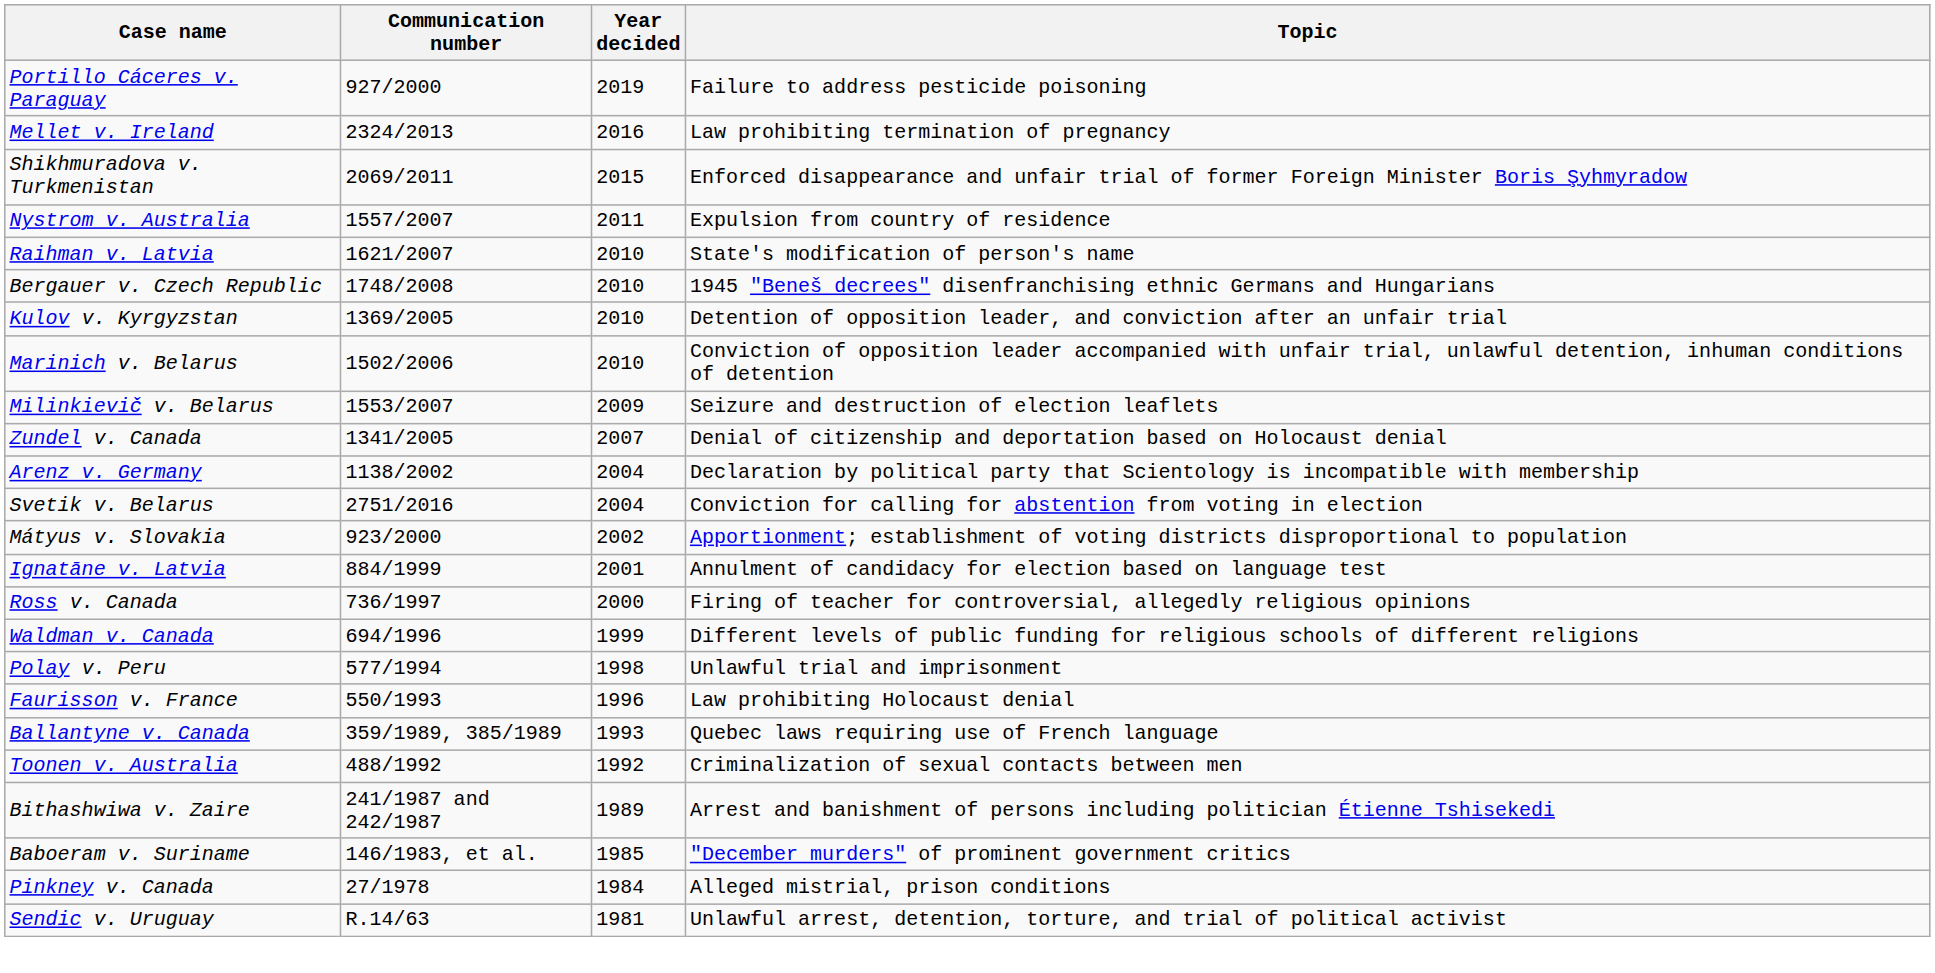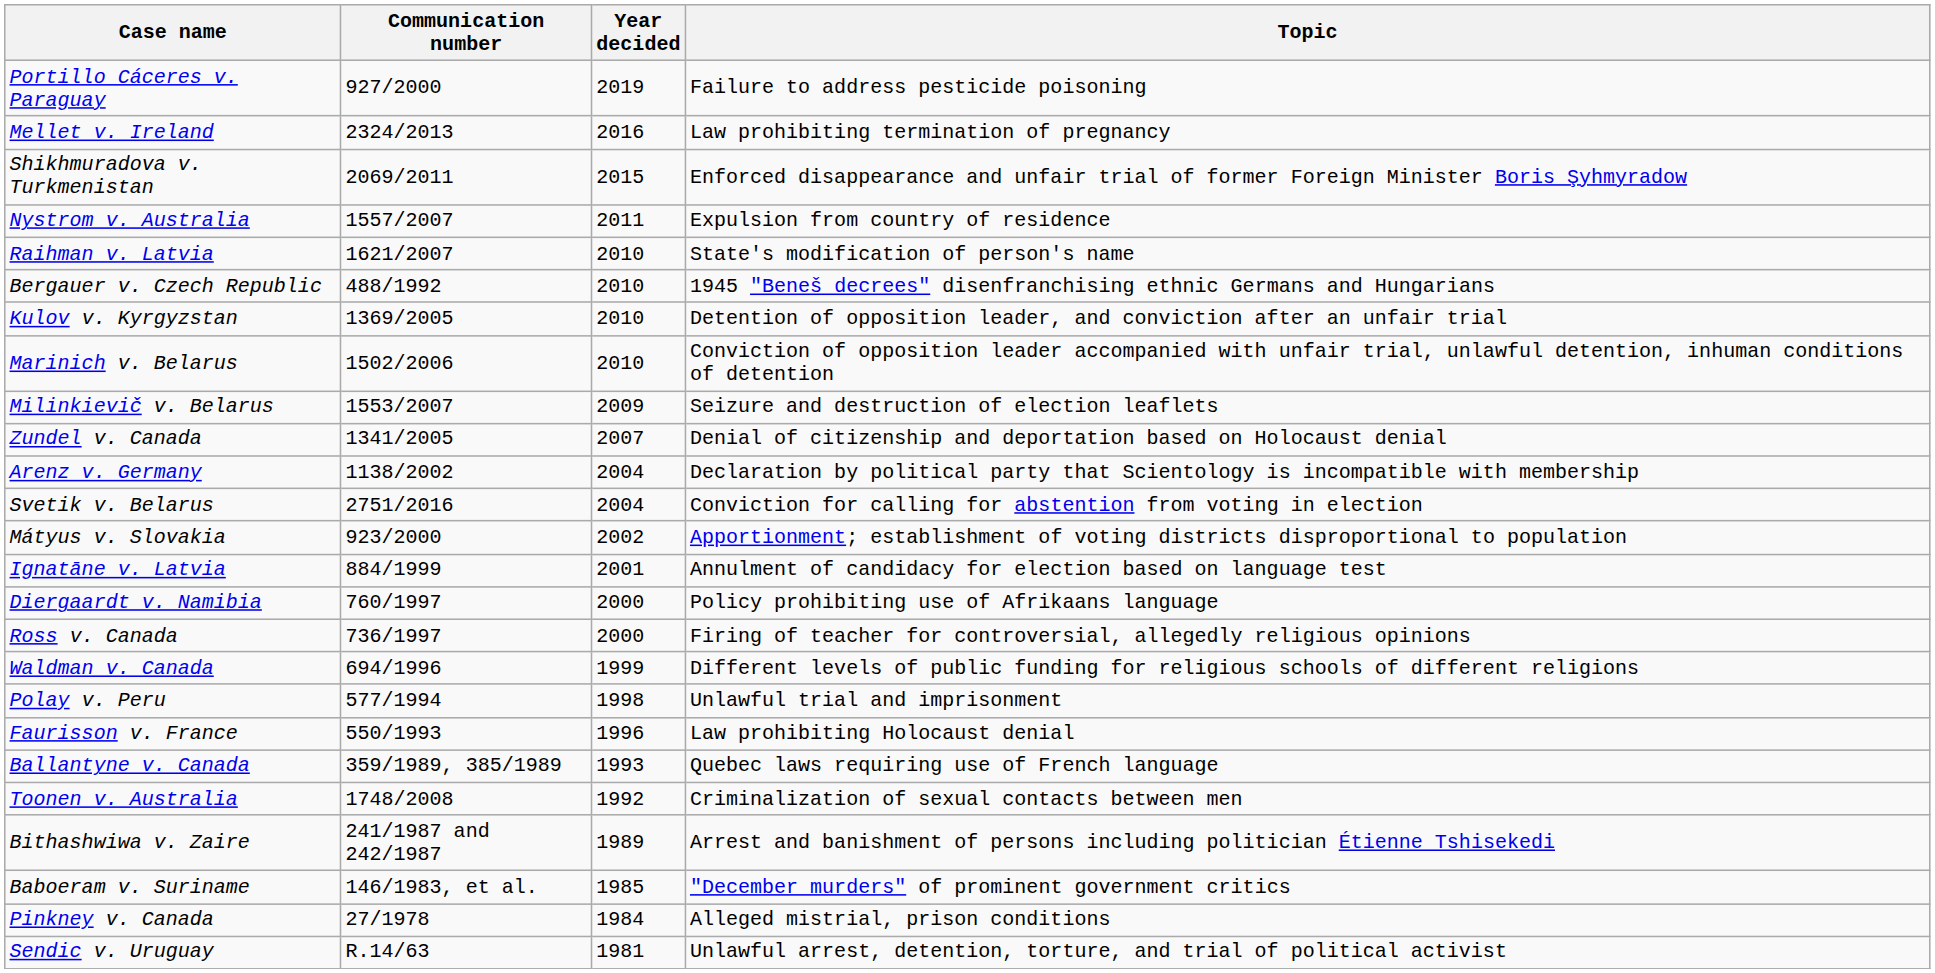(400, 286) 1748/2008 -> (394, 286) 488/1992
+ row: (136, 603)
(394, 766) 488/1992 -> (400, 799) 1748/2008
